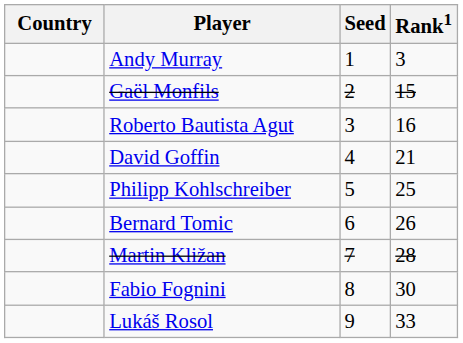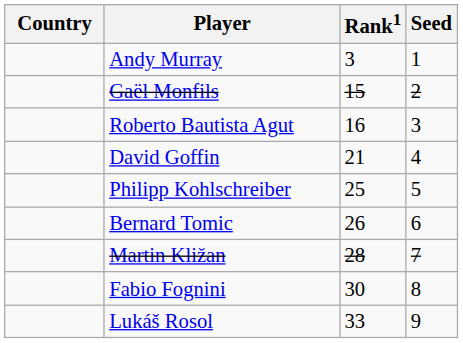columns swapped: (424, 23) <-> (365, 23)
